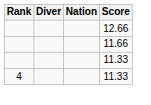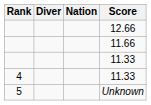+ row: (19, 92)
